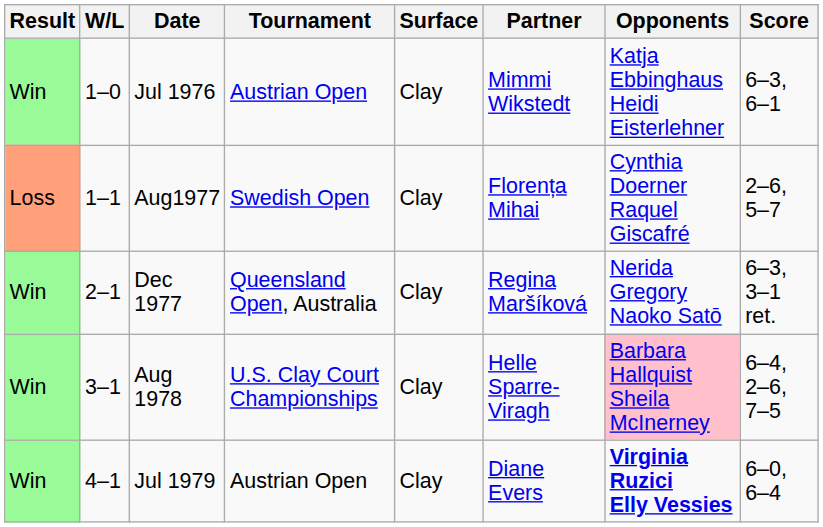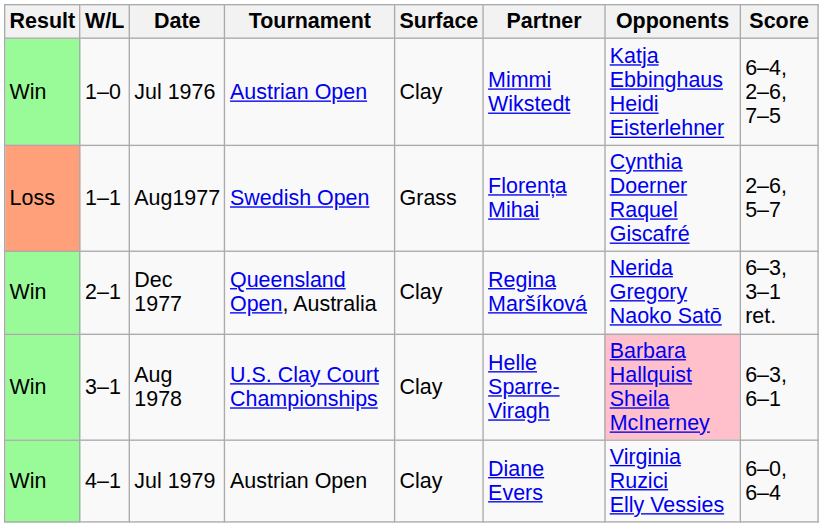(766, 91) 6–3, 6–1 -> (766, 91) 6–4, 2–6, 7–5
(421, 198) Clay -> (428, 198) Grass
(766, 386) 6–4, 2–6, 7–5 -> (766, 386) 6–3, 6–1
(671, 480) bold -> (667, 480) normal
